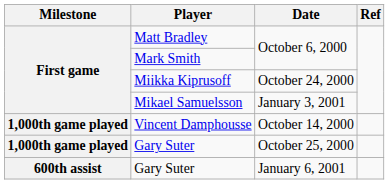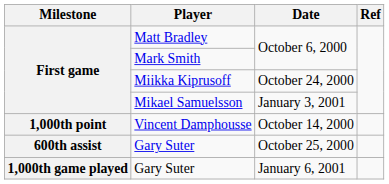(68, 124) 1,000th game played -> (68, 124) 1,000th point
(68, 146) 1,000th game played -> (68, 146) 600th assist
(68, 168) 600th assist -> (68, 168) 1,000th game played
